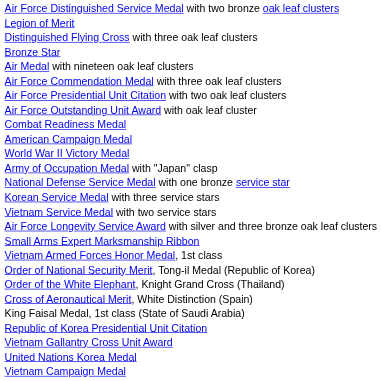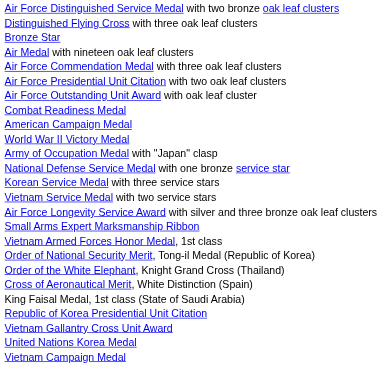- row: (40, 23)
